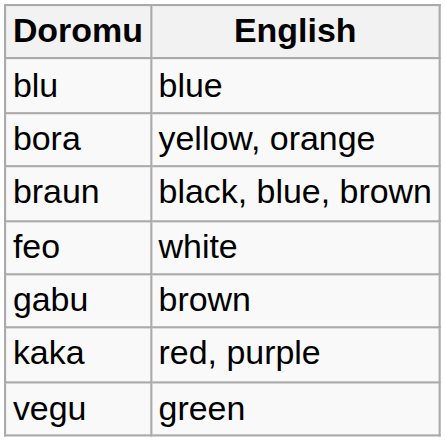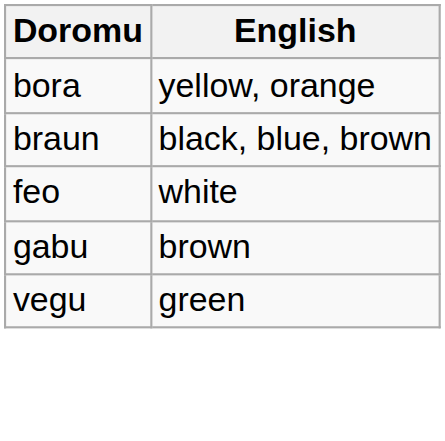- row: (36, 85)
- row: (49, 354)
